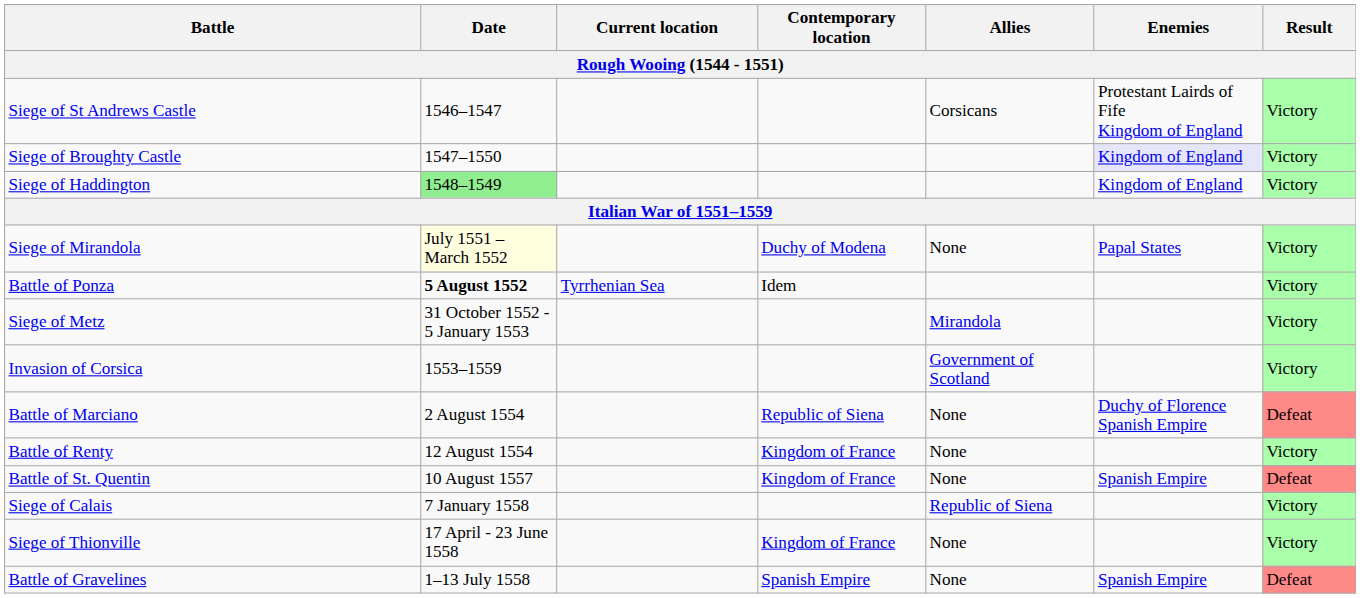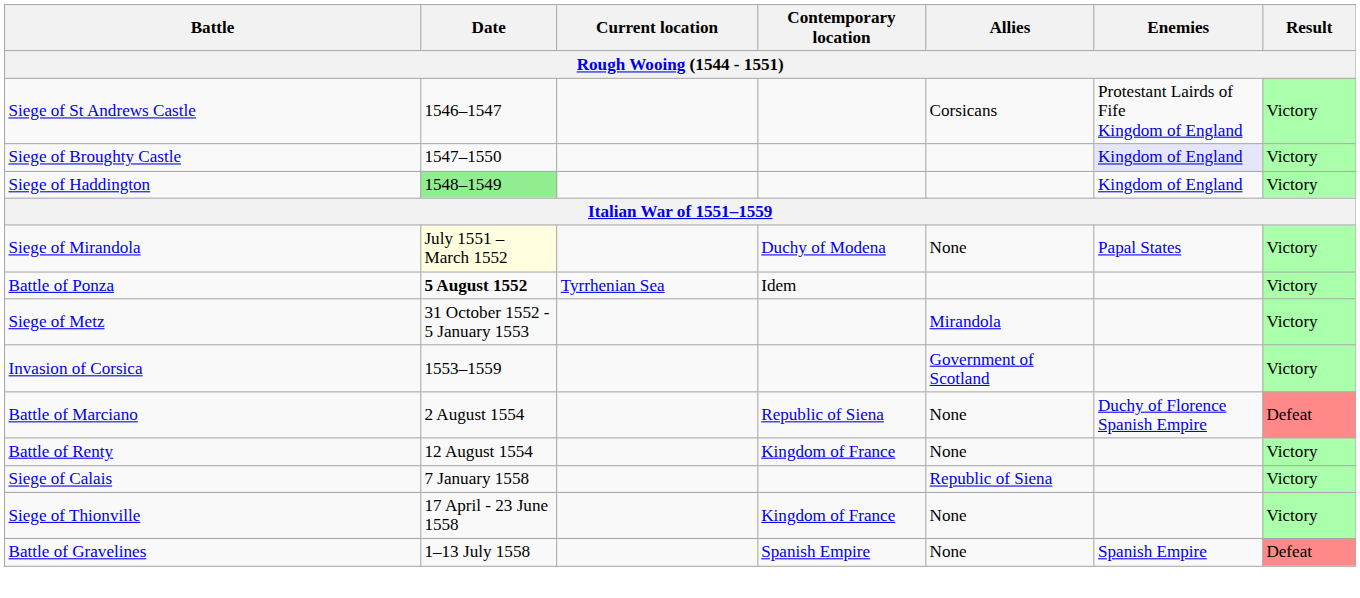- row: (79, 478)
